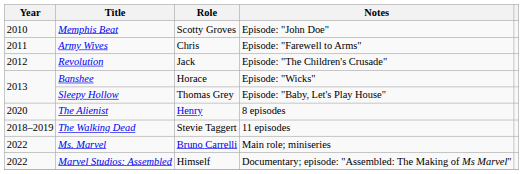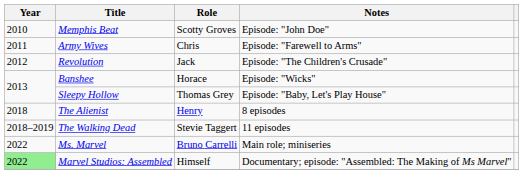(17, 111) 2020 -> (17, 111) 2018
(17, 161) no background -> (17, 161) lightgreen background
